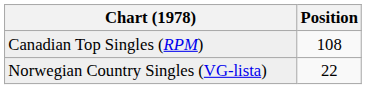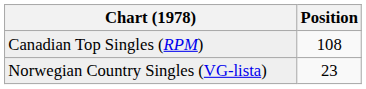(329, 70) 22 -> (329, 70) 23
